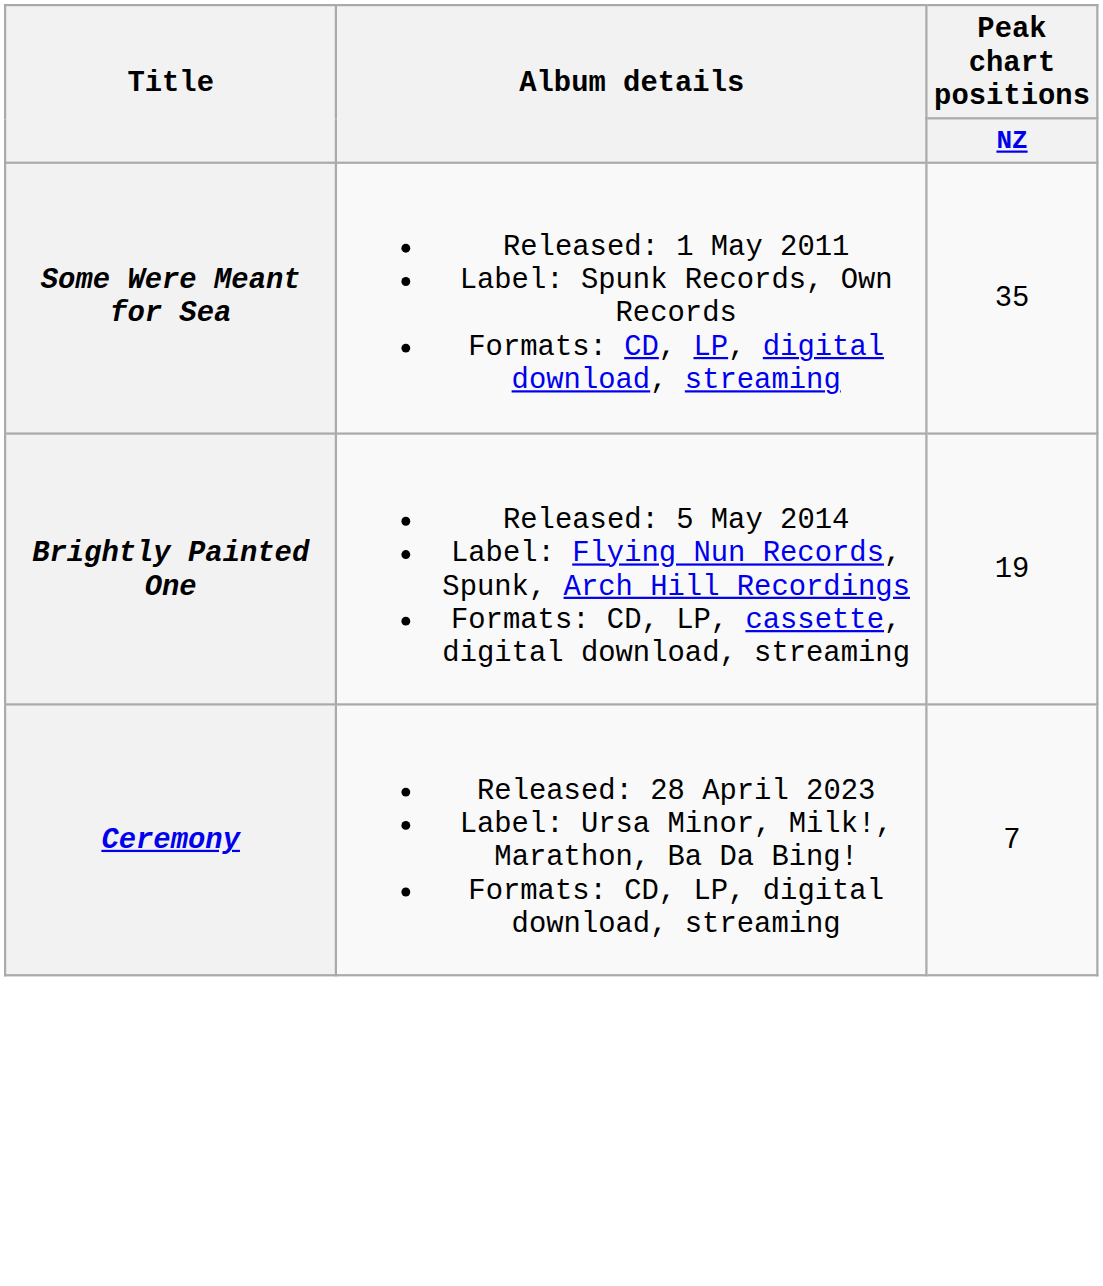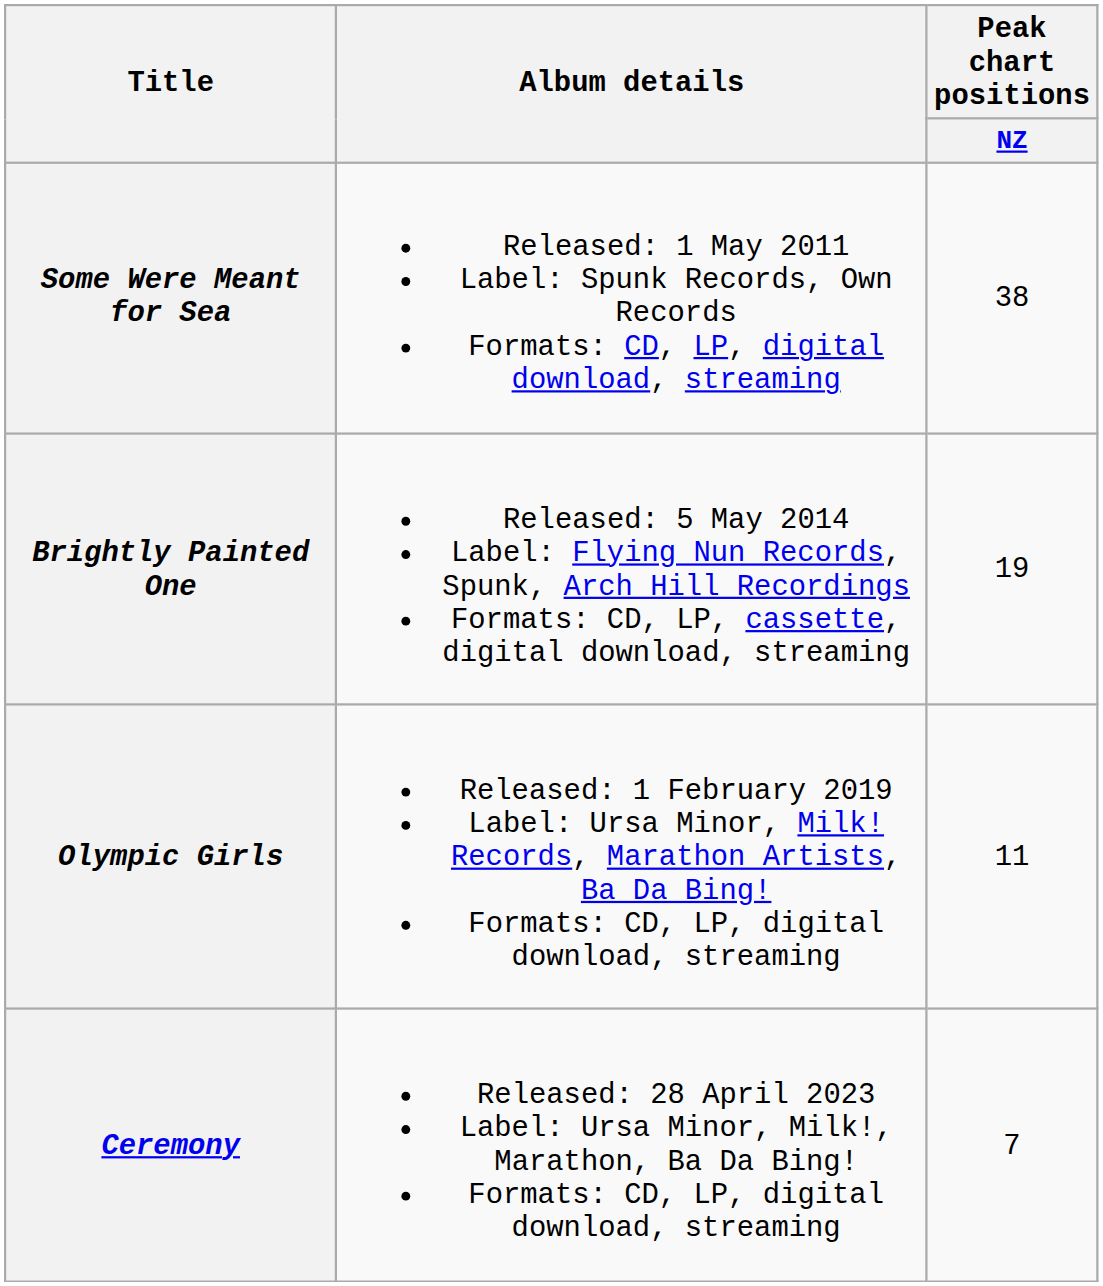(1012, 298) 35 -> (1012, 298) 38
+ row: (171, 857)
